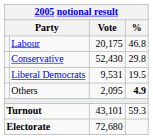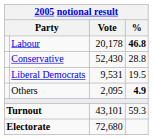(109, 43) 20,175 -> (109, 43) 20,178
(137, 43) normal -> (137, 43) bold
(137, 59) 29.8 -> (137, 59) 28.8
